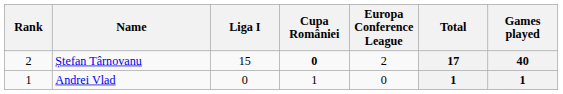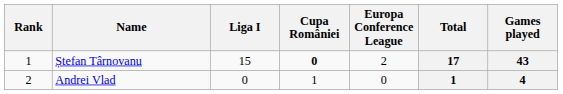(28, 60) 2 -> (28, 60) 1
(523, 60) 40 -> (523, 60) 43
(28, 80) 1 -> (28, 80) 2
(523, 80) 1 -> (523, 80) 4
